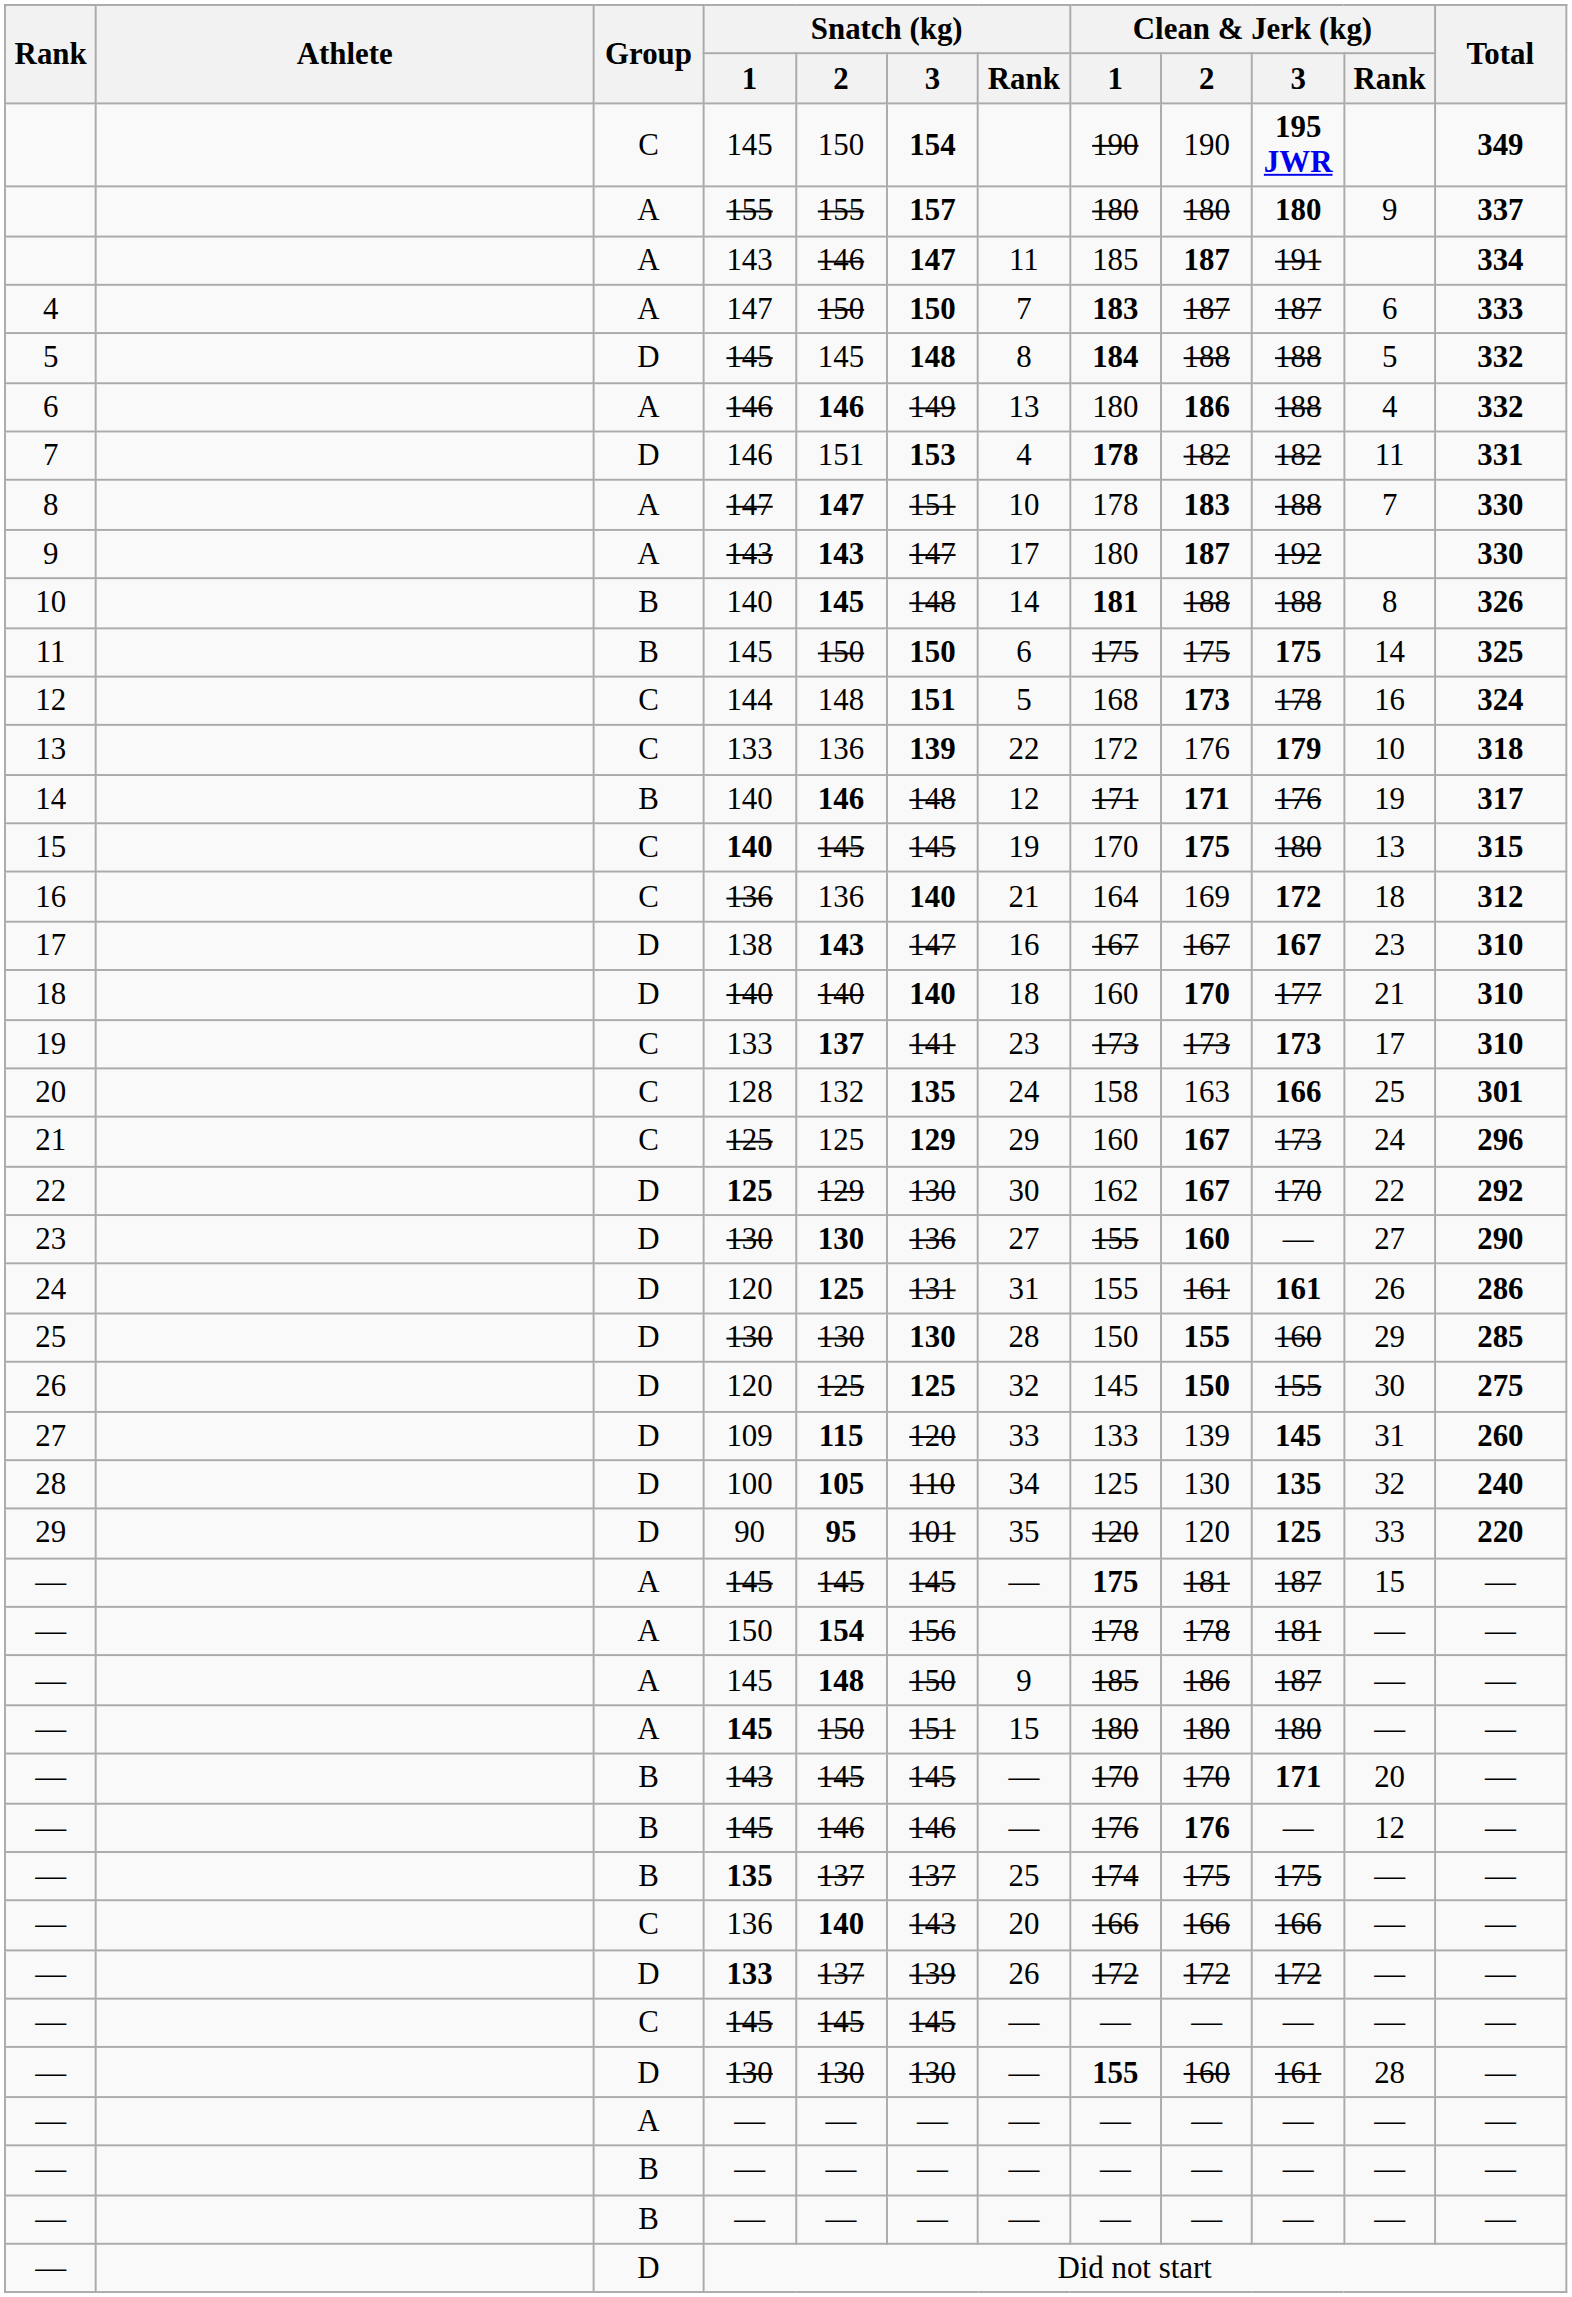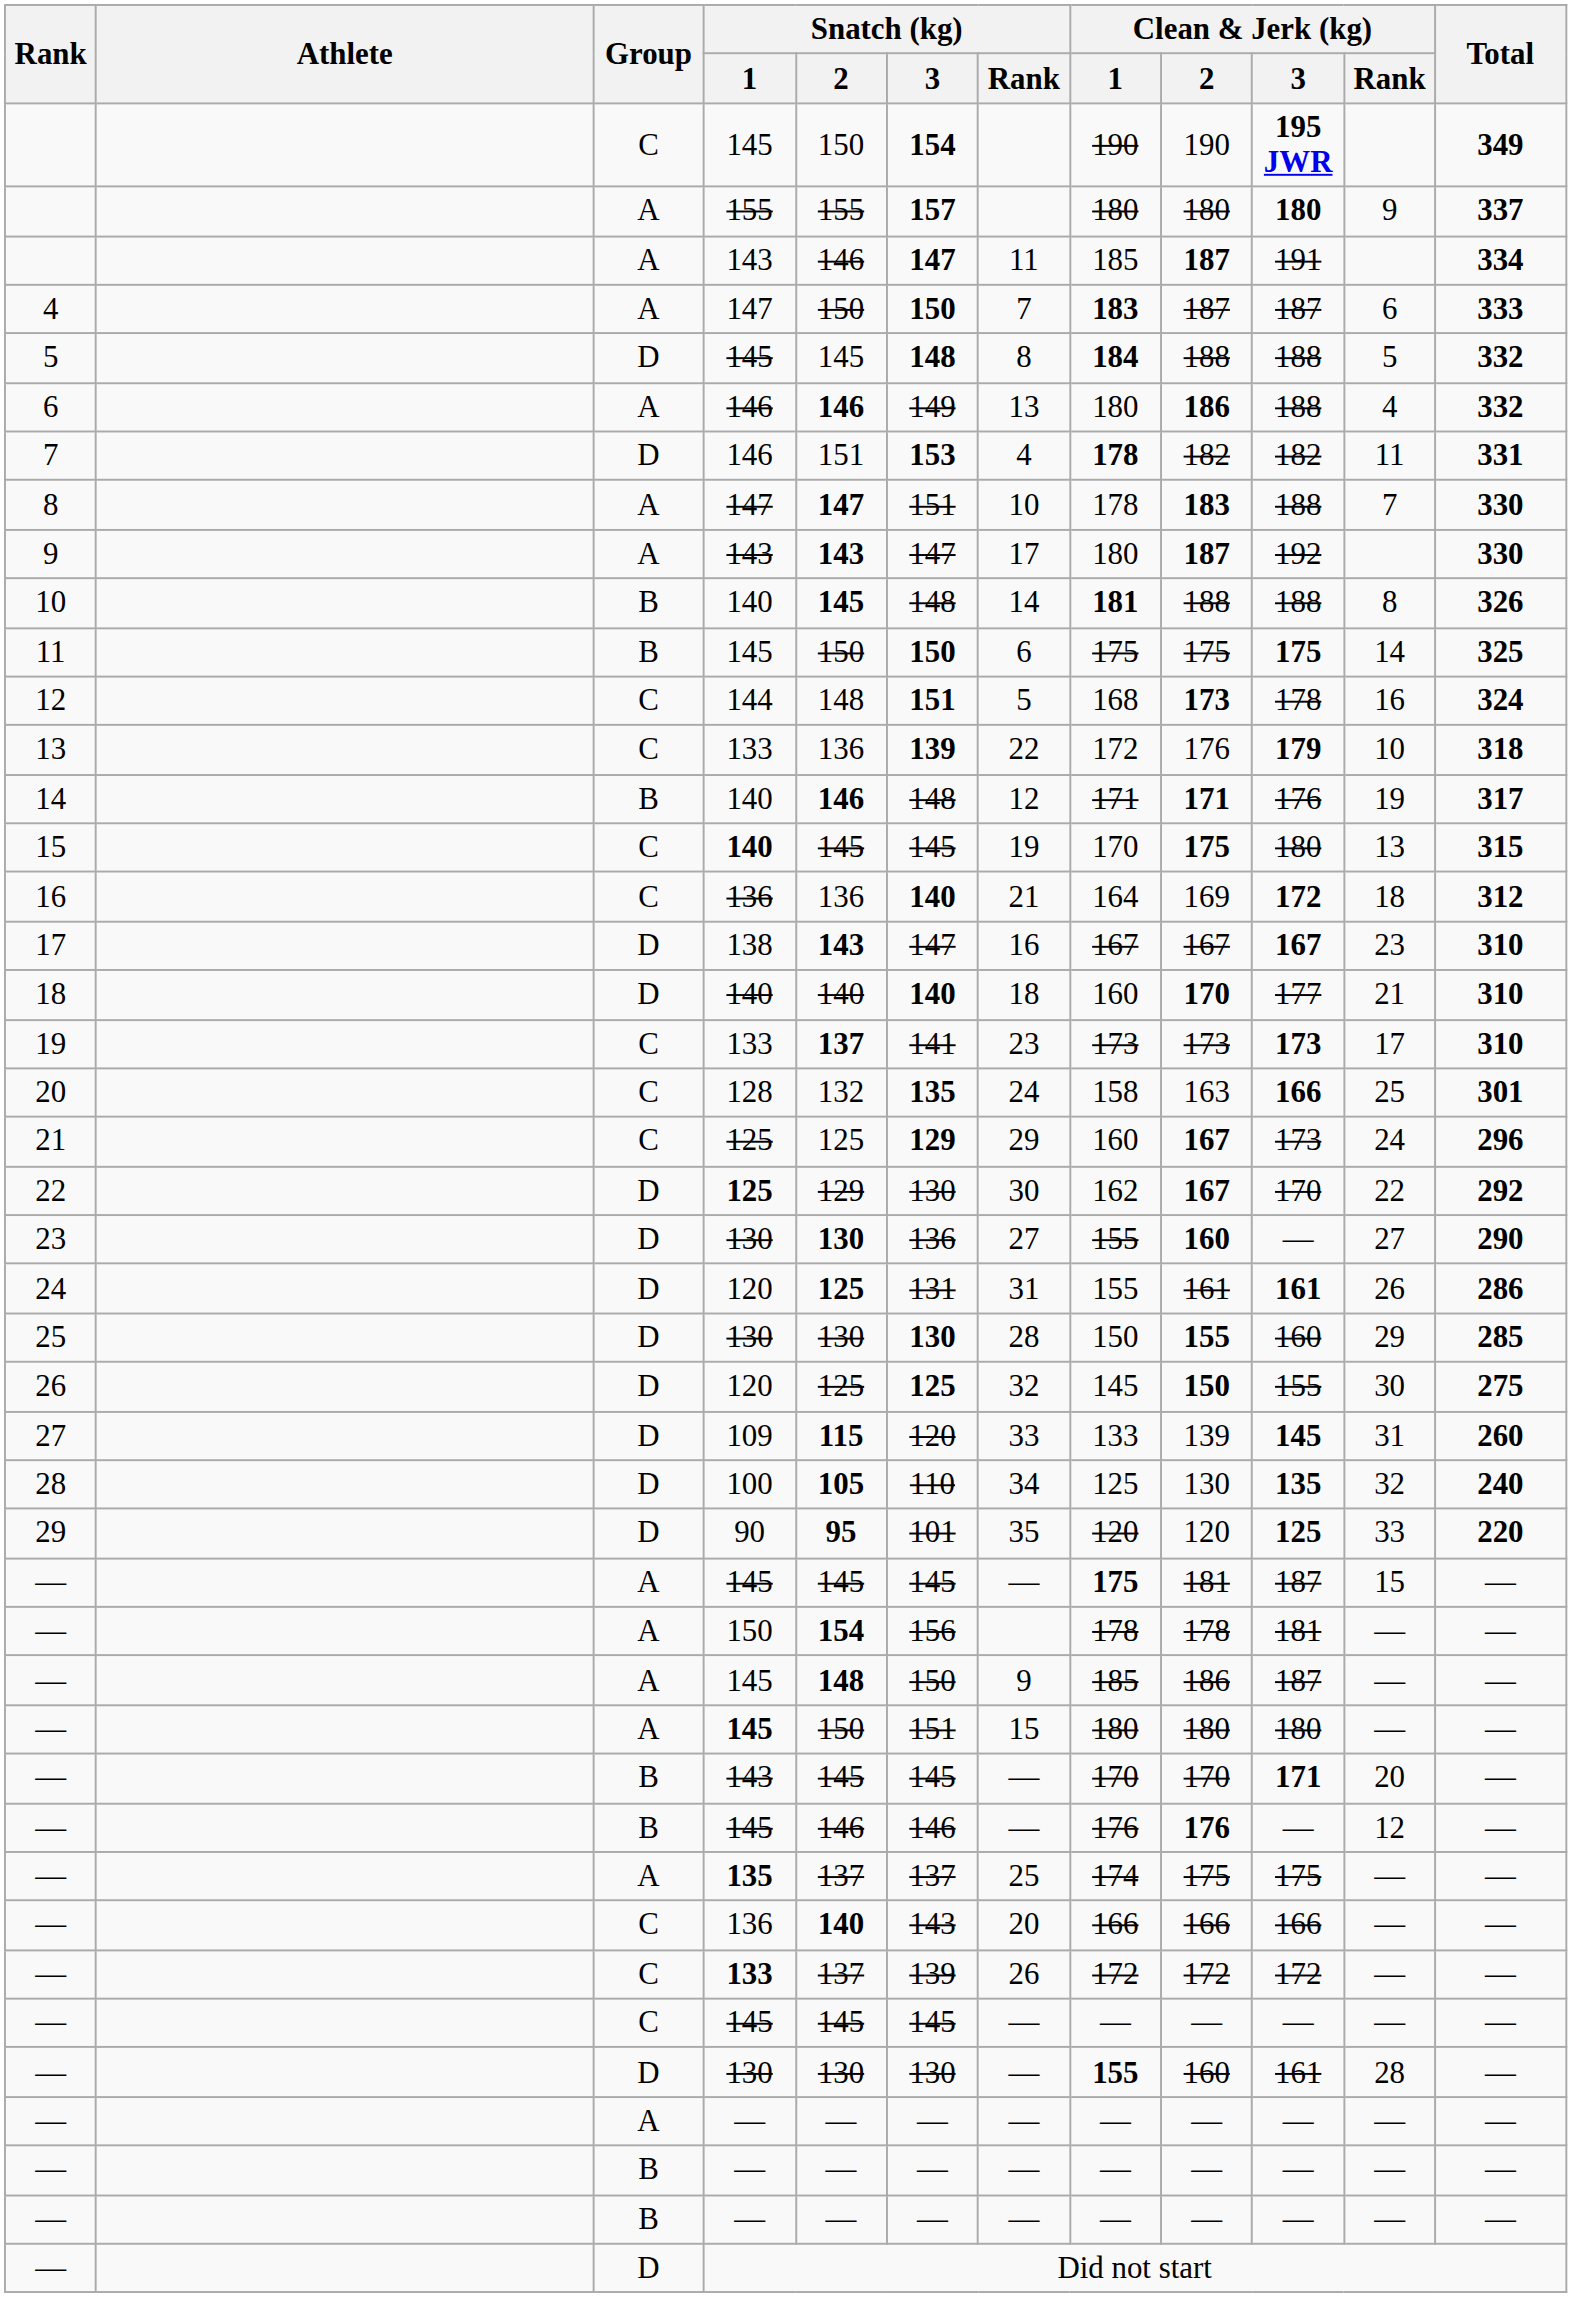(648, 1875) B -> (648, 1875) A
(648, 1973) D -> (648, 1973) C
